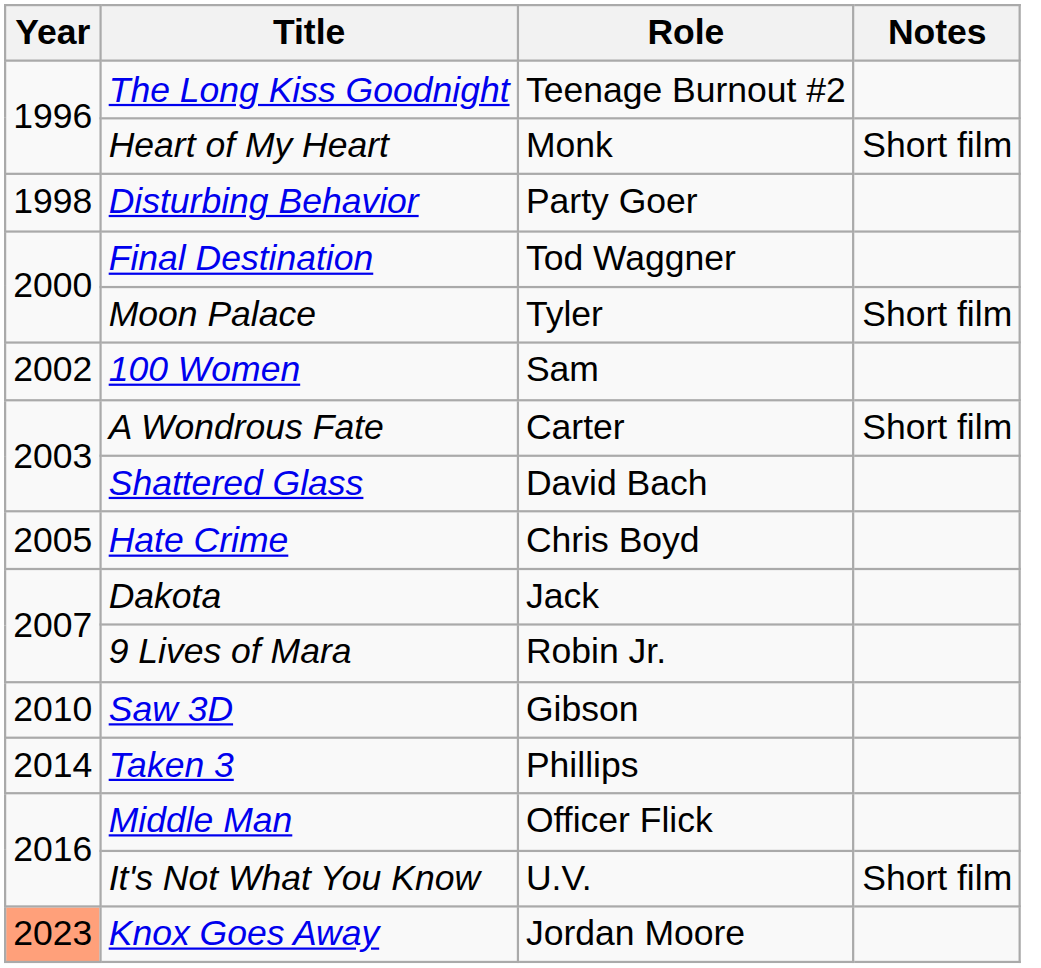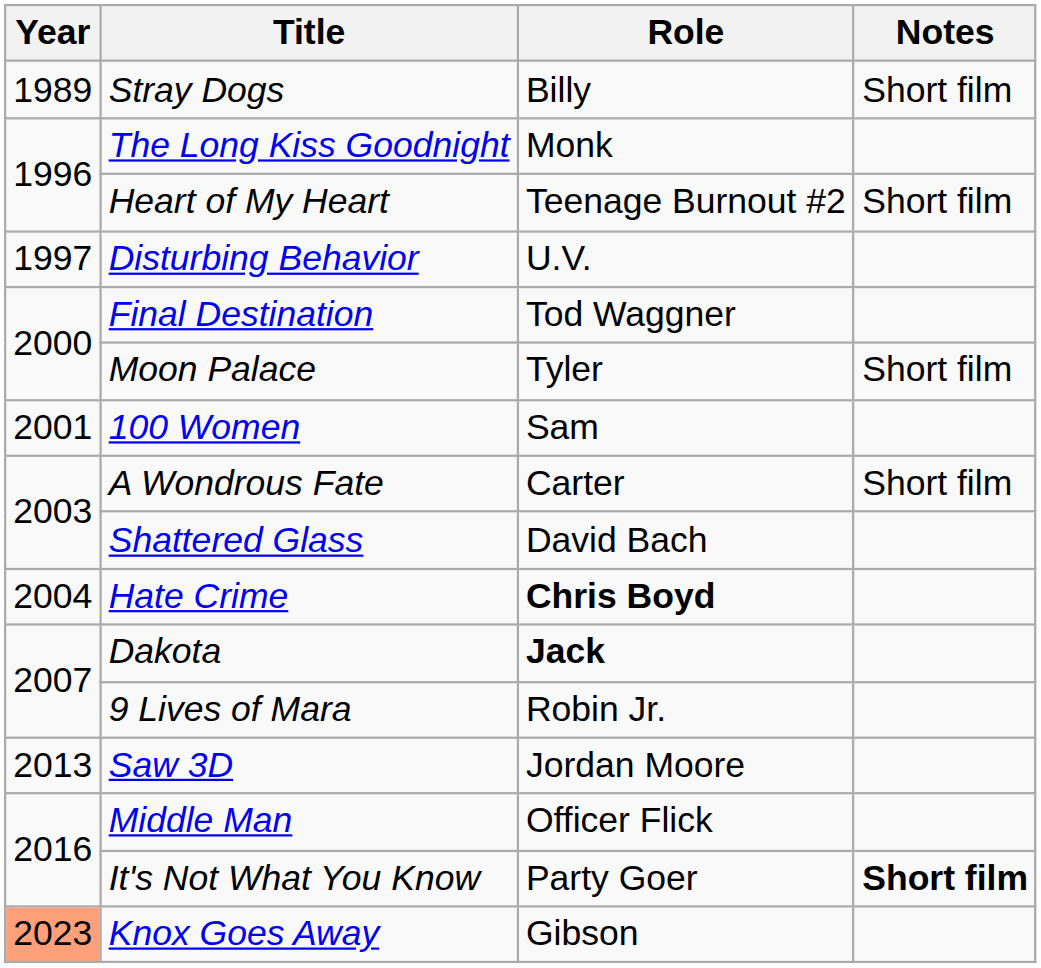+ row: (197, 88)
(686, 88) Teenage Burnout #2 -> (569, 145) Monk
(569, 145) Monk -> (686, 201) Teenage Burnout #2
(53, 201) 1998 -> (53, 257) 1997
(612, 201) Party Goer -> (559, 257) U.V.
(53, 370) 2002 -> (53, 426) 2001
(53, 539) 2005 -> (53, 595) 2004
(613, 539) normal -> (621, 595) bold
(562, 595) normal -> (565, 652) bold
(53, 708) 2010 -> (53, 764) 2013
(582, 708) Gibson -> (635, 764) Jordan Moore
- row: (171, 764)
(559, 877) U.V. -> (612, 877) Party Goer
(937, 877) normal -> (945, 877) bold
(635, 933) Jordan Moore -> (582, 933) Gibson
